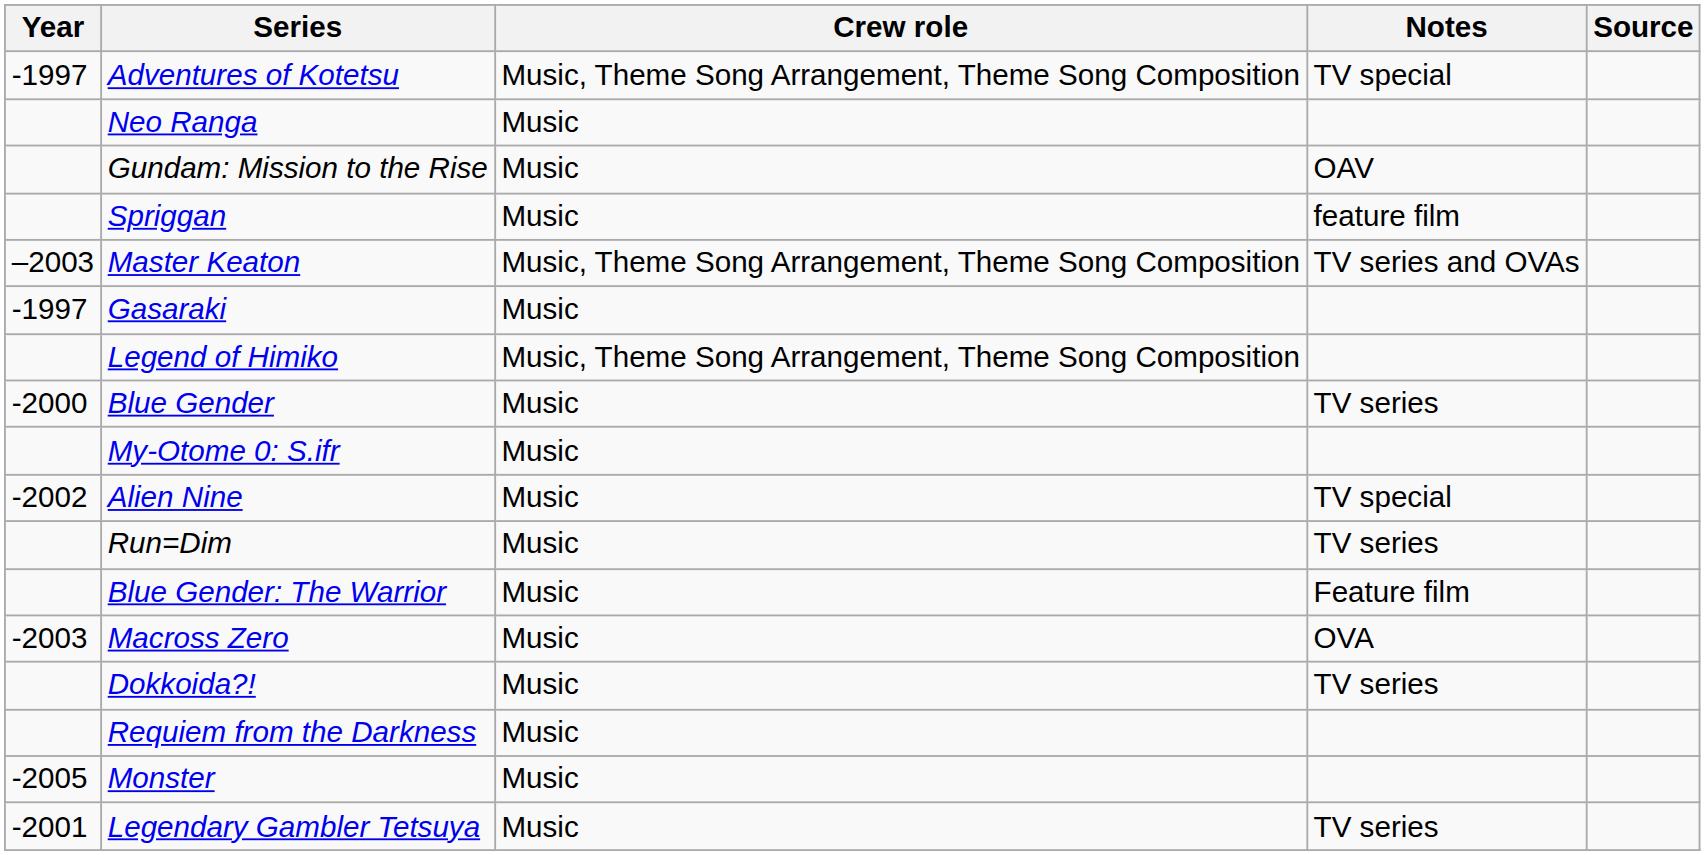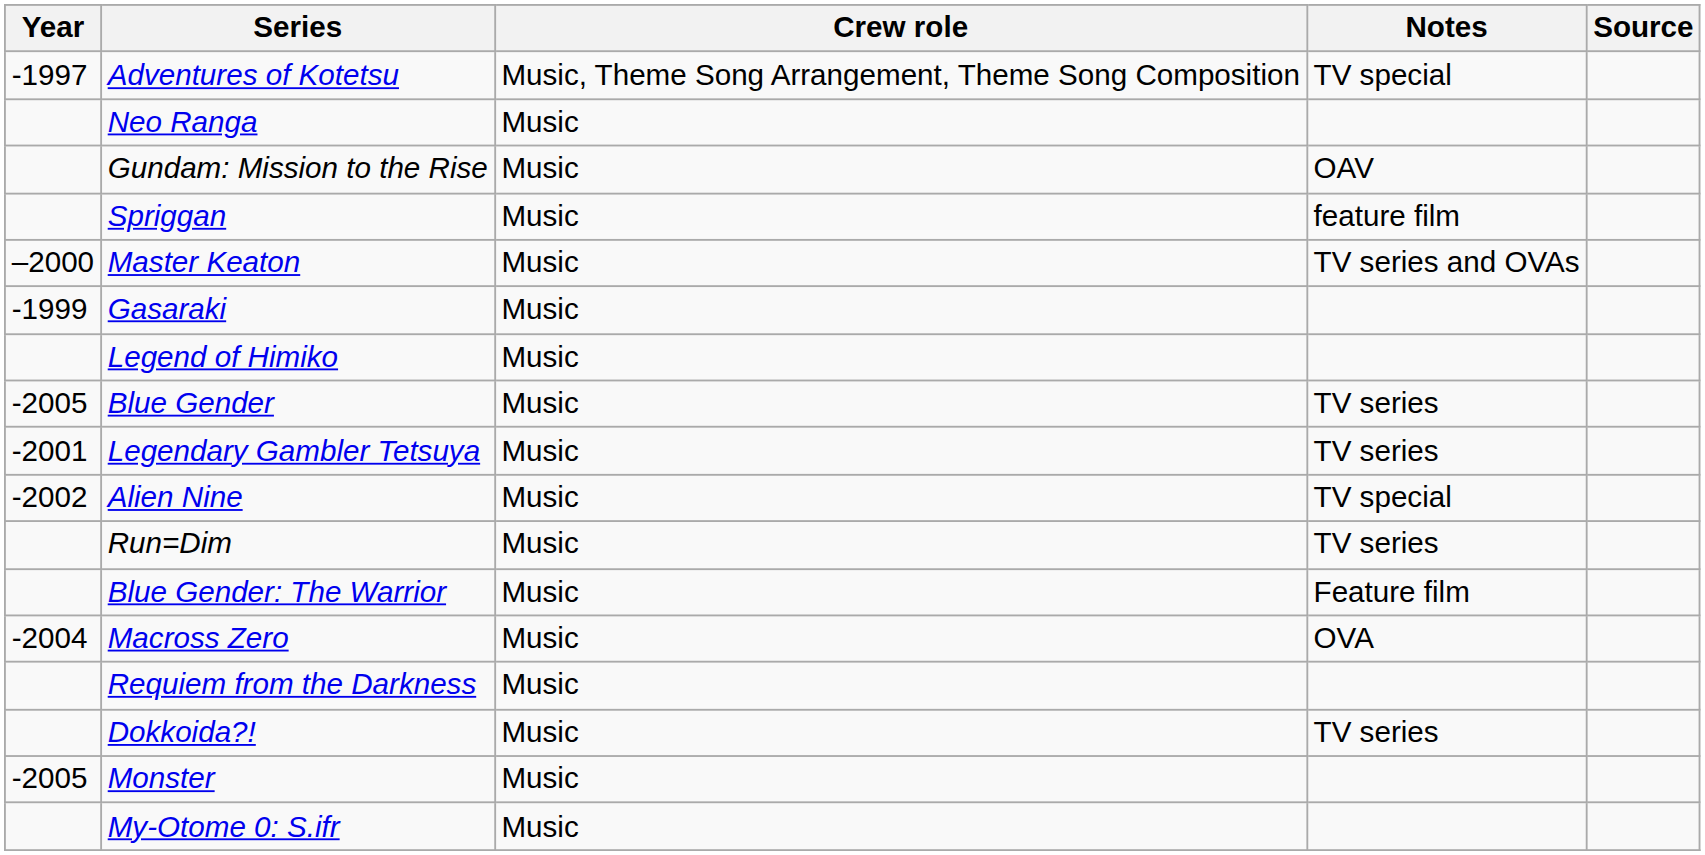(53, 262) –2003 -> (53, 262) –2000
(901, 262) Music, Theme Song Arrangement, Theme Song Composition -> (540, 262) Music
(50, 309) -1997 -> (50, 309) -1999
(901, 356) Music, Theme Song Arrangement, Theme Song Composition -> (540, 356) Music
(50, 403) -2000 -> (50, 403) -2005
rows swapped: (294, 826) <-> (224, 450)
(50, 638) -2003 -> (50, 638) -2004
rows swapped: (182, 685) <-> (292, 732)
